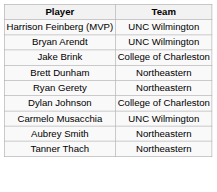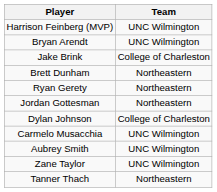+ row: (60, 103)
(164, 133) Northeastern -> (164, 149) UNC Wilmington
+ row: (60, 164)
